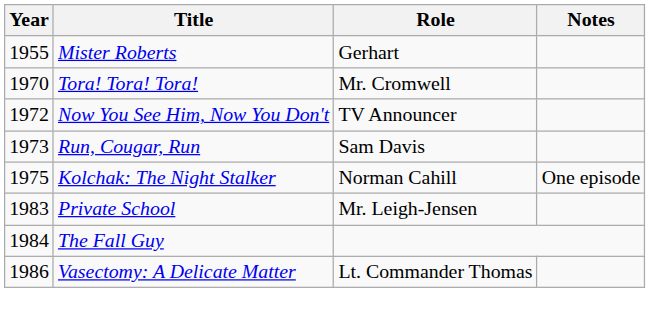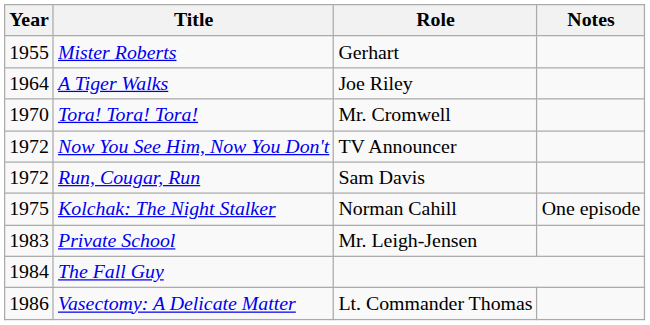+ row: (113, 83)
(29, 146) 1973 -> (29, 177) 1972
